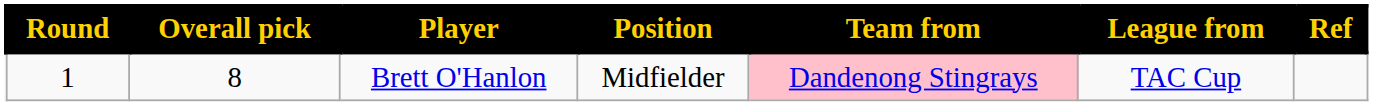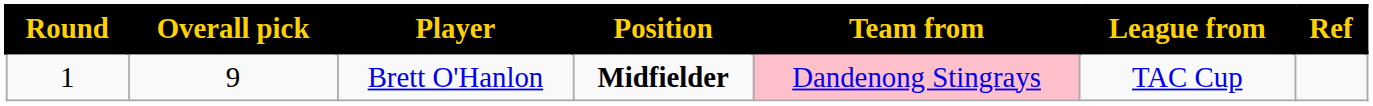(235, 76) 8 -> (233, 76) 9
(663, 76) normal -> (663, 76) bold
